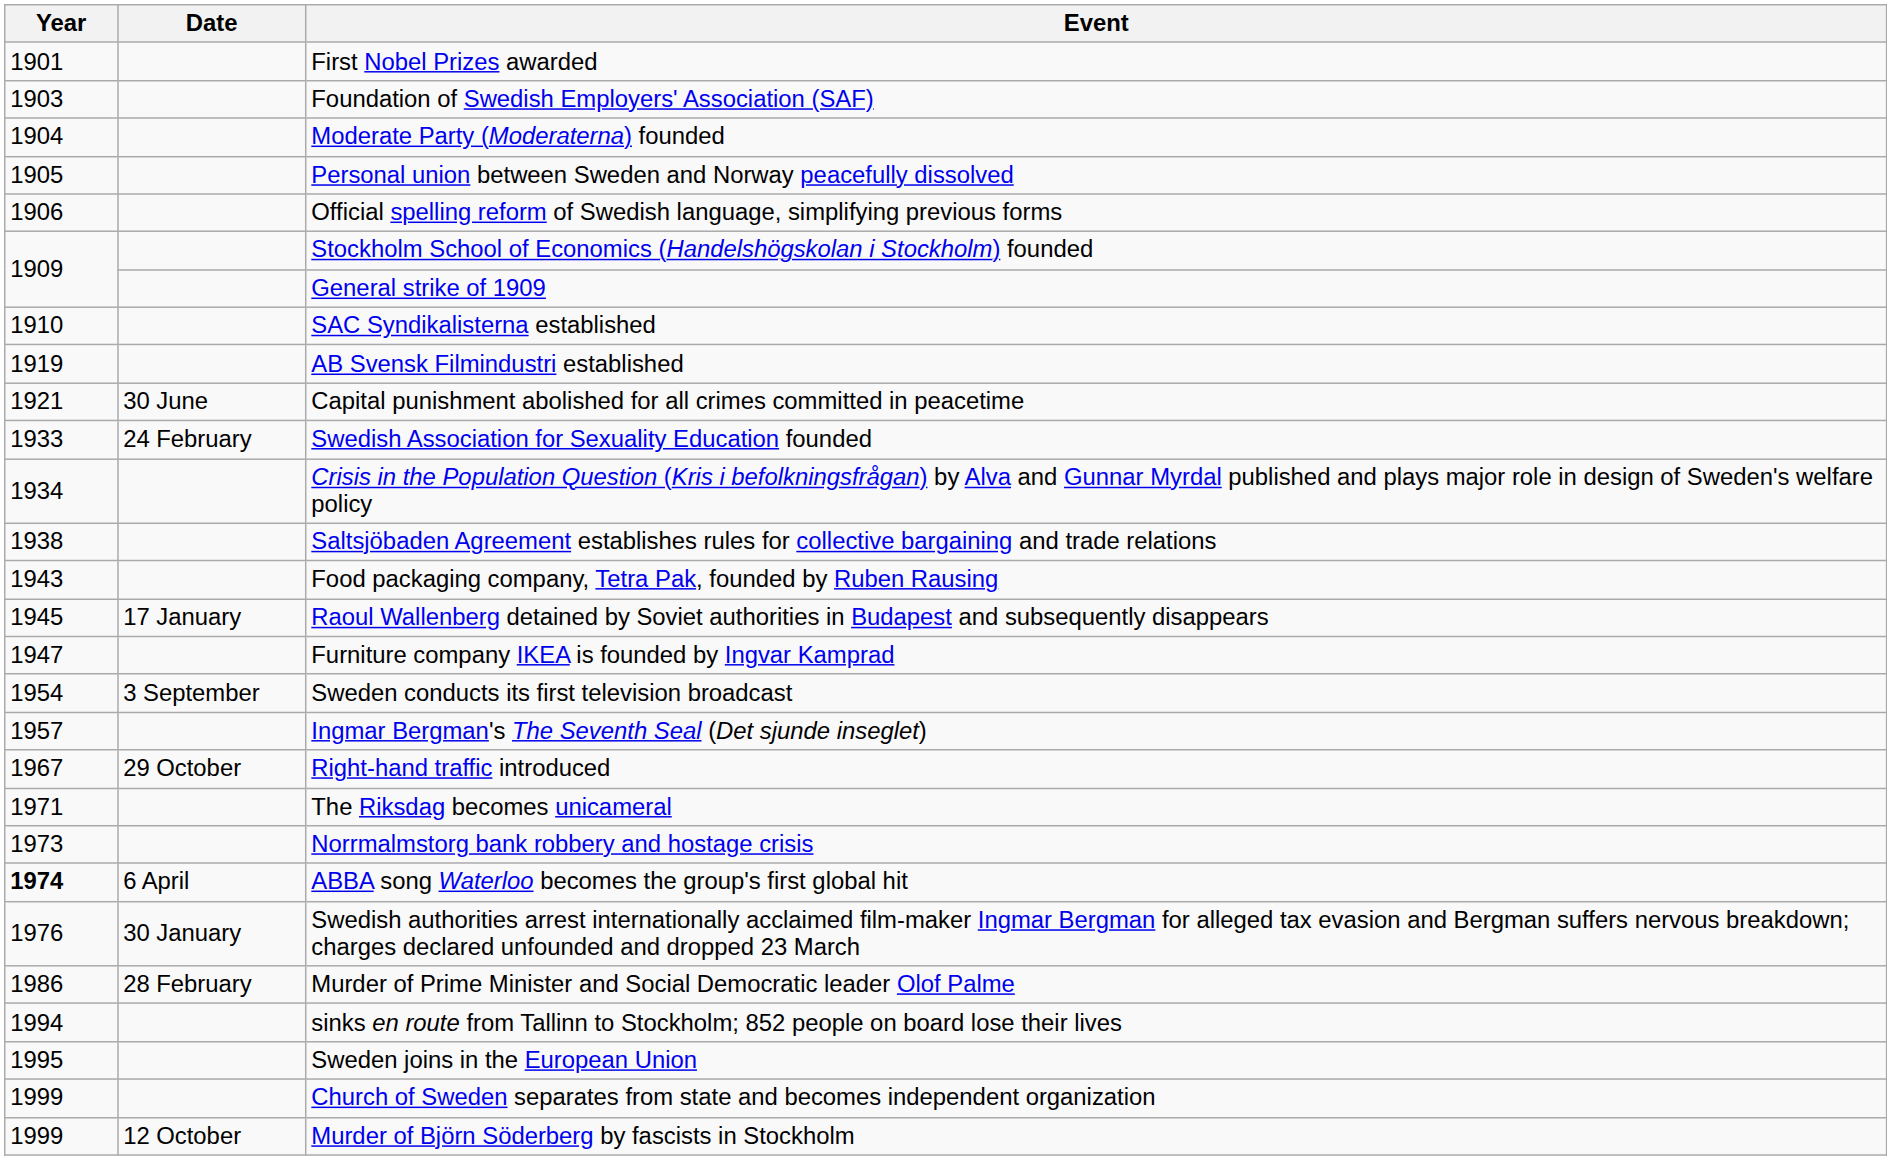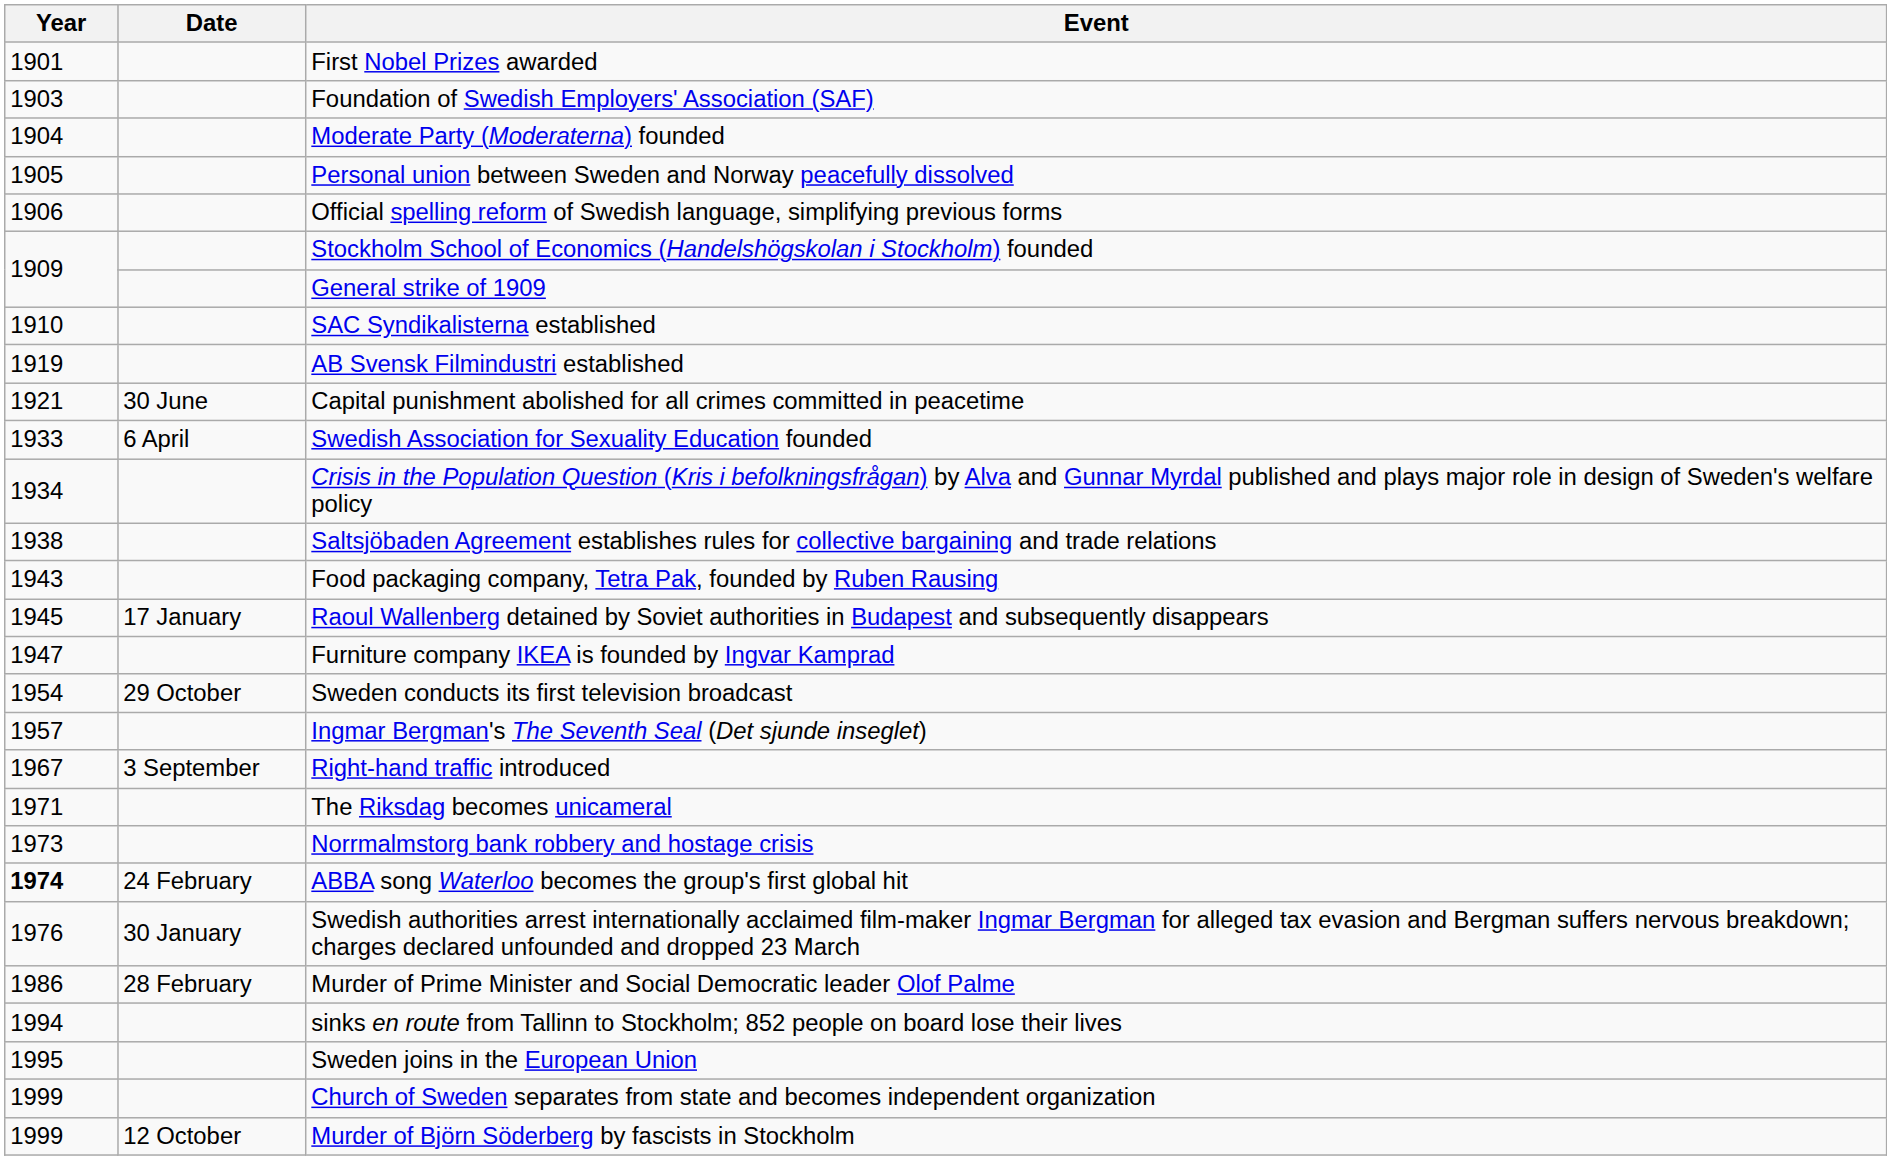(187, 439) 24 February -> (156, 439) 6 April
(191, 692) 3 September -> (182, 692) 29 October
(182, 768) 29 October -> (191, 768) 3 September
(156, 882) 6 April -> (187, 882) 24 February
